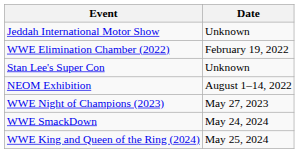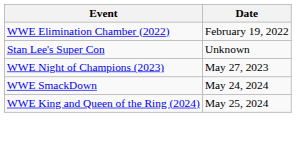- row: (83, 31)
- row: (49, 85)
